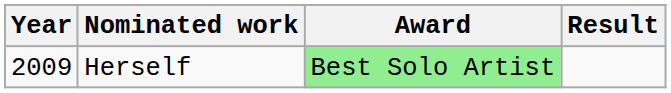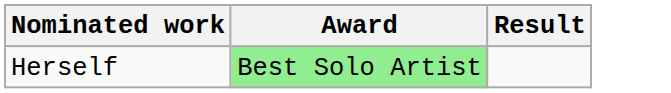- column: (42, 26)
